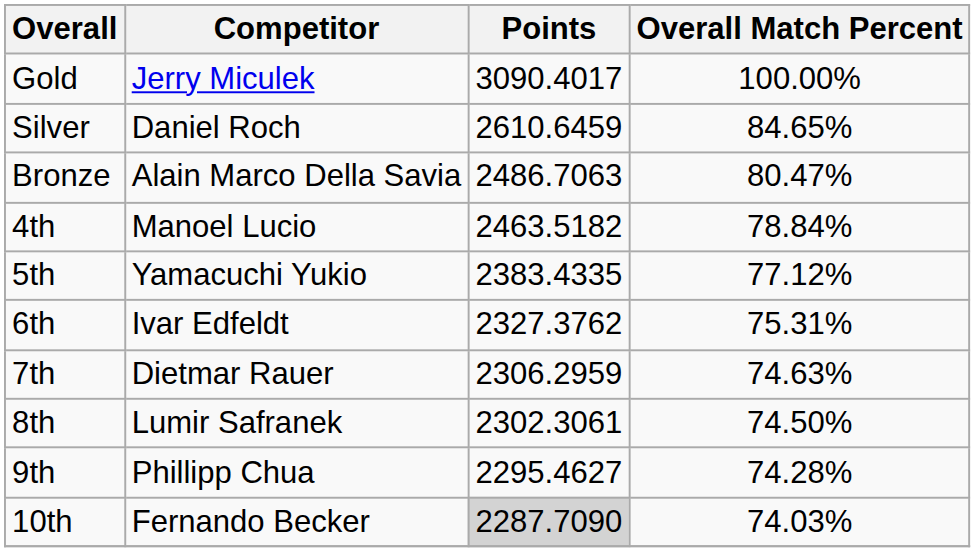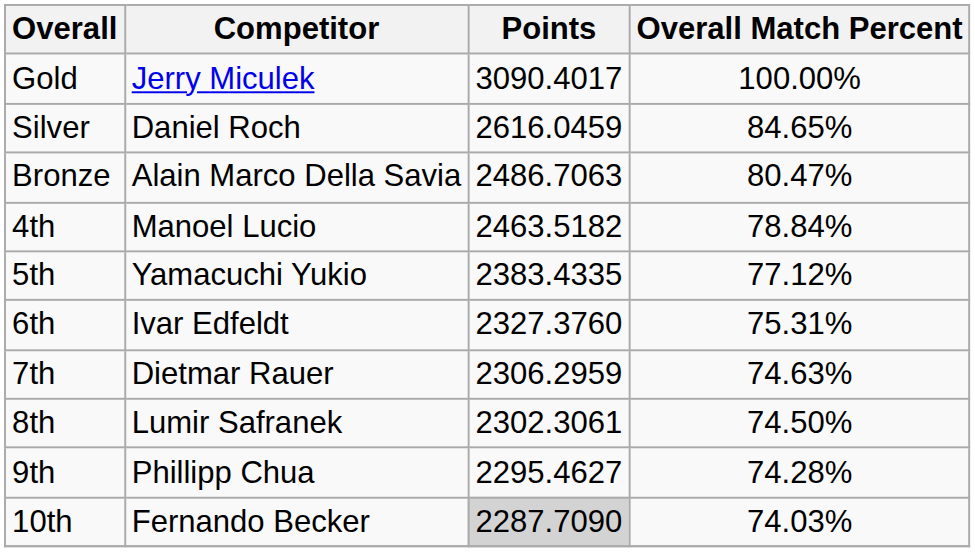(549, 127) 2610.6459 -> (549, 127) 2616.0459
(549, 324) 2327.3762 -> (549, 324) 2327.3760
